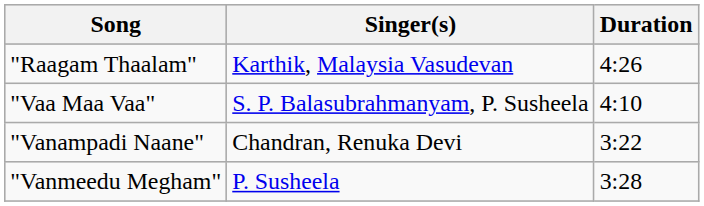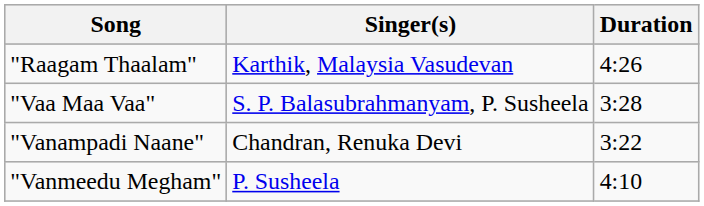(621, 103) 4:10 -> (621, 103) 3:28
(621, 181) 3:28 -> (621, 181) 4:10
